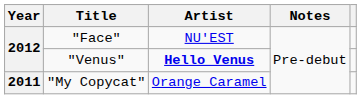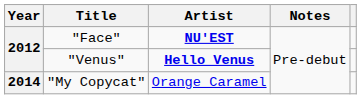(209, 38) normal -> (209, 38) bold
(24, 82) 2011 -> (24, 82) 2014
